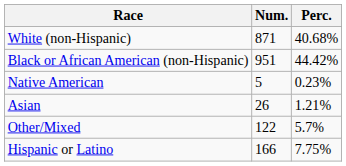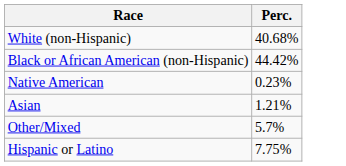- column: (272, 15)
